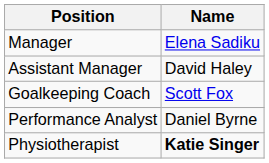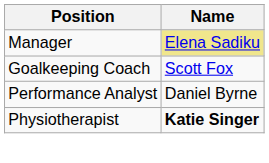(212, 42) no background -> (212, 42) khaki background
- row: (75, 68)
